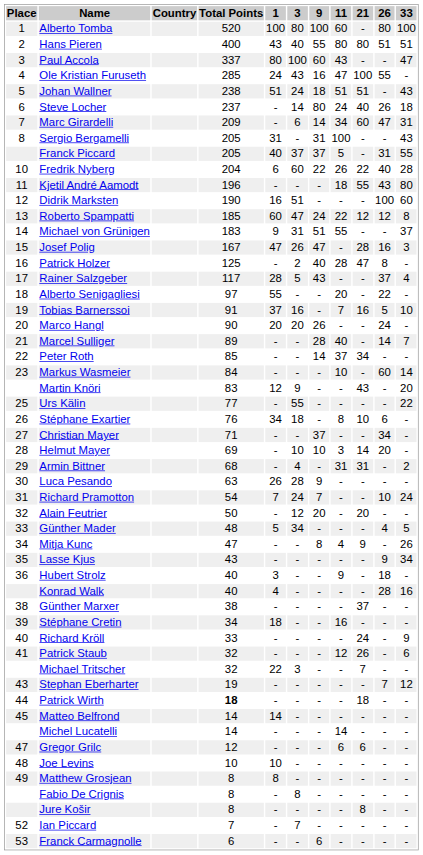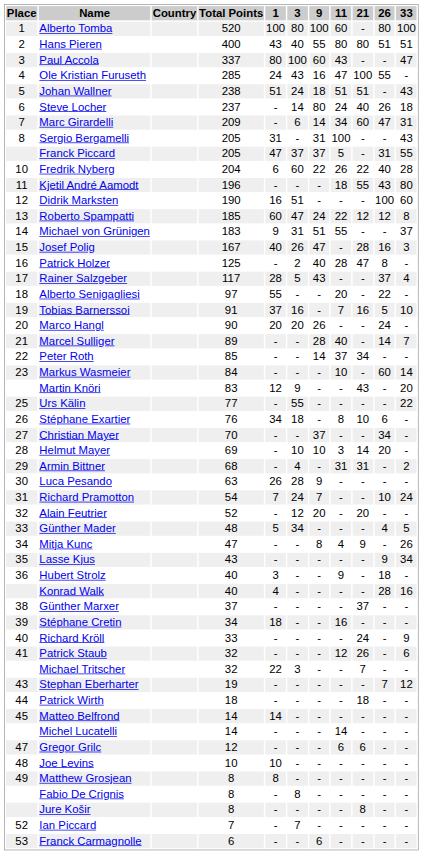(276, 153) 40 -> (276, 153) 47
(276, 247) 47 -> (276, 247) 40
(231, 435) 71 -> (231, 435) 70
(231, 513) 50 -> (231, 513) 52
(231, 606) 38 -> (231, 606) 37
(231, 700) bold -> (231, 700) normal
